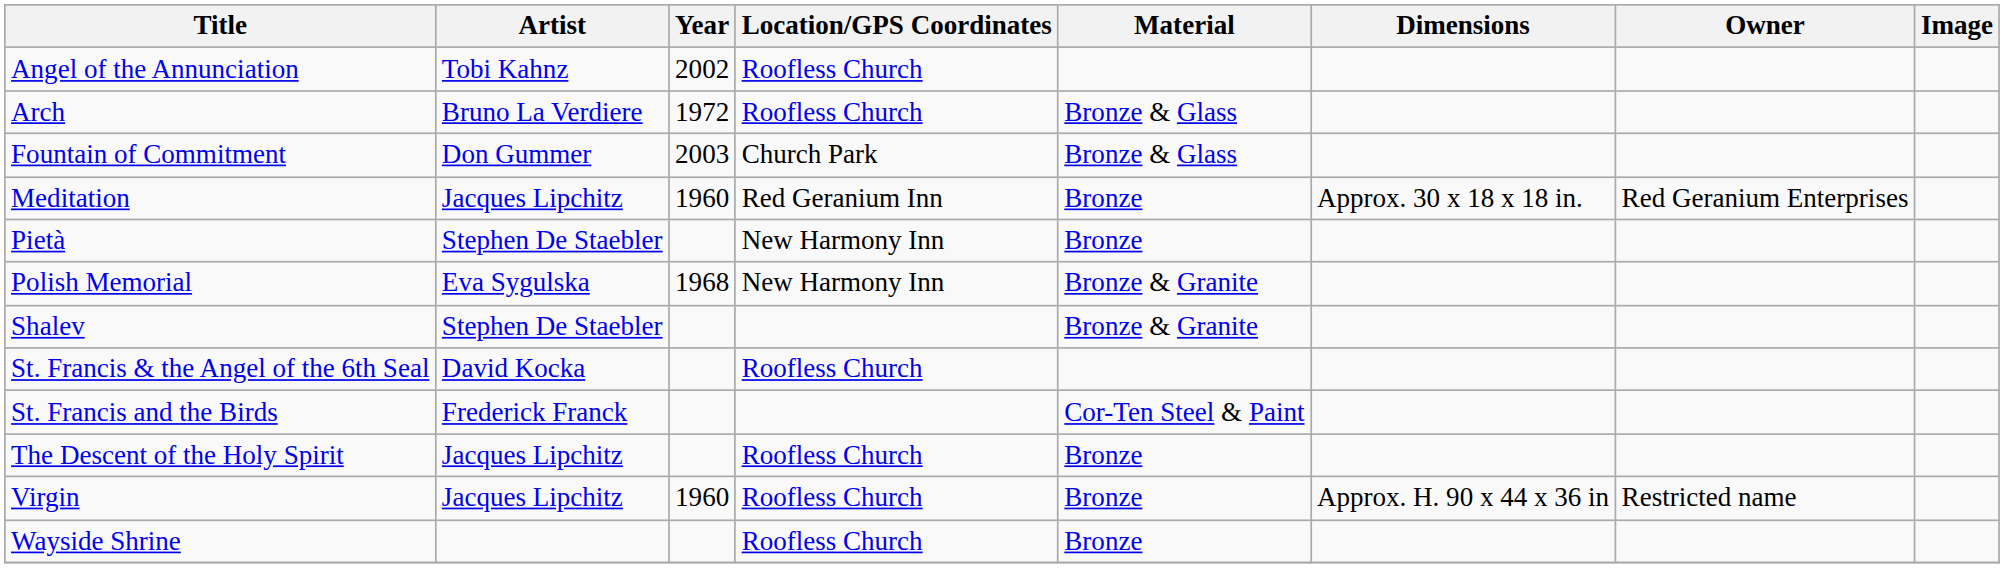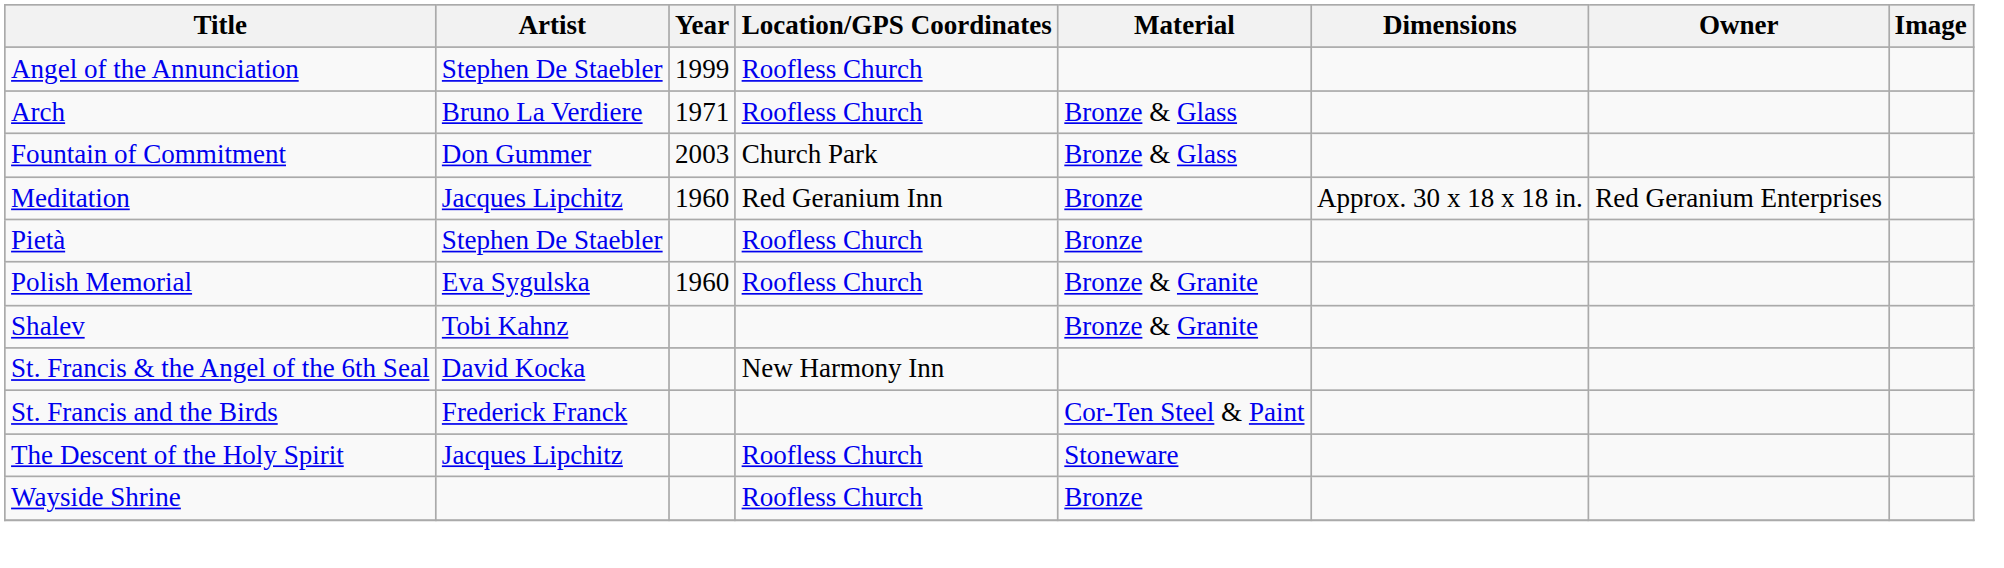(505, 68) Tobi Kahnz -> (552, 68) Stephen De Staebler
(702, 68) 2002 -> (702, 68) 1999
(702, 111) 1972 -> (702, 111) 1971
(843, 240) New Harmony Inn -> (832, 240) Roofless Church
(702, 283) 1968 -> (702, 283) 1960
(843, 283) New Harmony Inn -> (832, 283) Roofless Church
(552, 326) Stephen De Staebler -> (505, 326) Tobi Kahnz
(832, 369) Roofless Church -> (843, 369) New Harmony Inn
(1103, 454) Bronze -> (1121, 454) Stoneware
- row: (45, 497)
